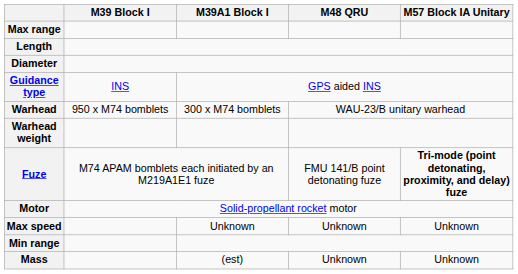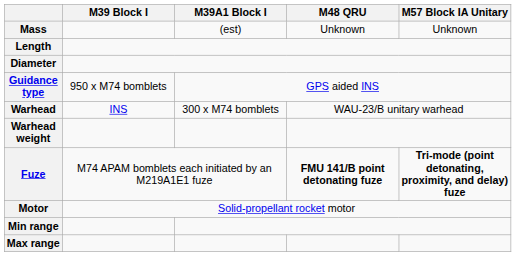rows swapped: (34, 260) <-> (34, 30)
(120, 87) INS -> (118, 87) 950 x M74 bomblets
(120, 110) 950 x M74 bomblets -> (118, 110) INS
(344, 174) normal -> (343, 174) bold
- row: (34, 226)
